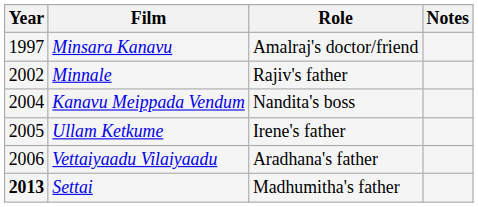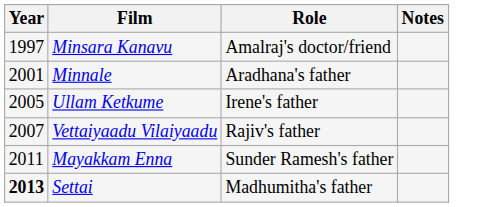(26, 74) 2002 -> (26, 74) 2001
(300, 74) Rajiv's father -> (288, 74) Aradhana's father
- row: (149, 103)
(26, 159) 2006 -> (26, 131) 2007
(315, 159) Aradhana's father -> (273, 131) Rajiv's father
+ row: (112, 159)
